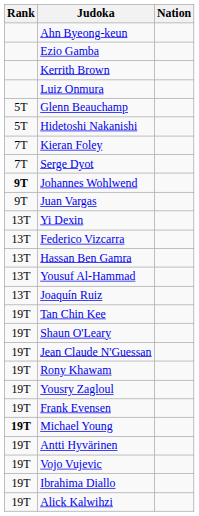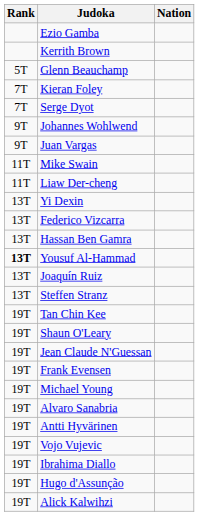- row: (84, 32)
- row: (72, 88)
- row: (89, 126)
(21, 182) bold -> (21, 126) normal
+ row: (69, 164)
+ row: (79, 182)
(21, 276) normal -> (21, 257) bold
+ row: (74, 295)
- row: (76, 370)
- row: (77, 389)
(21, 426) bold -> (21, 389) normal
+ row: (79, 408)
+ row: (82, 483)
